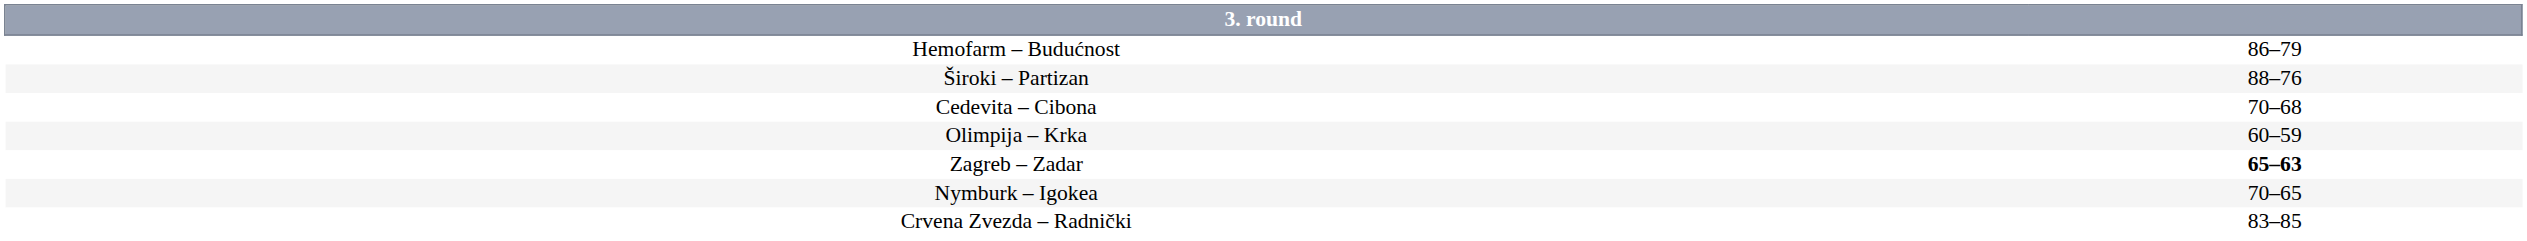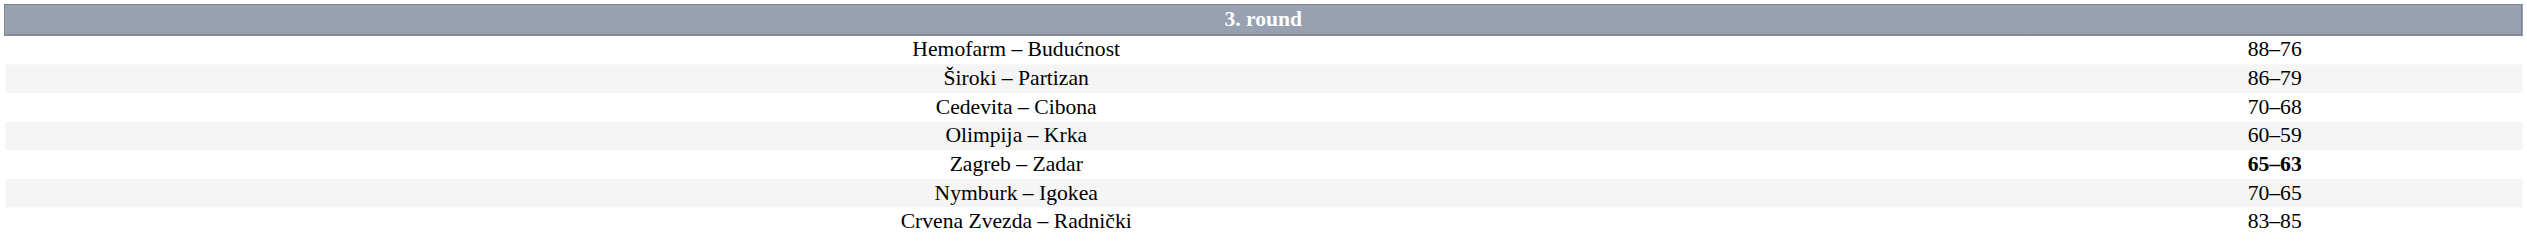(2275, 49) 86–79 -> (2275, 49) 88–76
(2275, 78) 88–76 -> (2275, 78) 86–79
